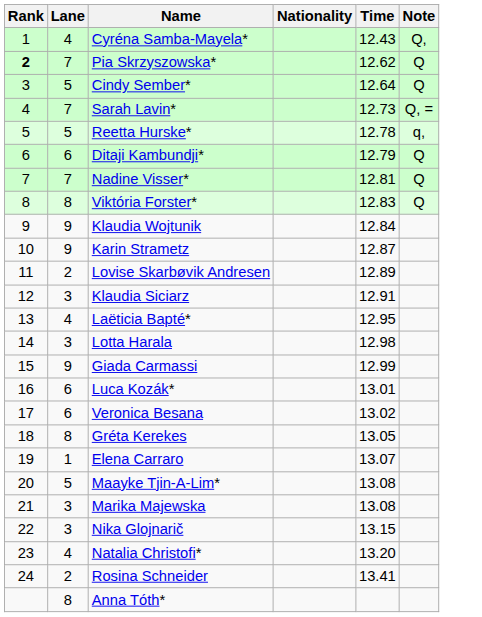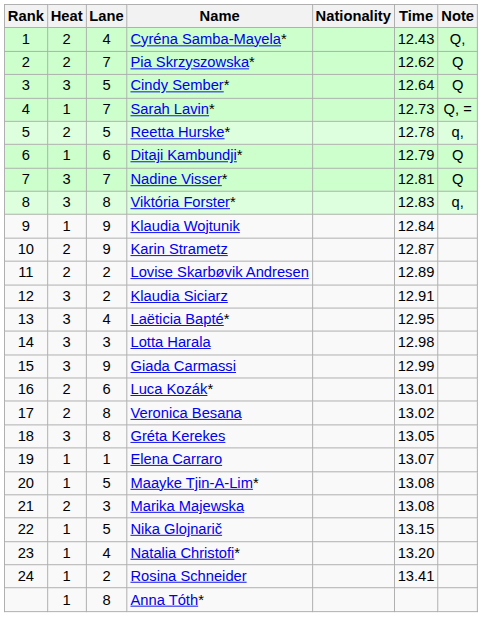+ column: (67, 16)
(26, 62) bold -> (26, 62) normal
(419, 202) Q -> (458, 202) q,
(68, 296) 3 -> (107, 296) 2
(68, 413) 6 -> (107, 413) 8
(68, 529) 3 -> (107, 529) 5
